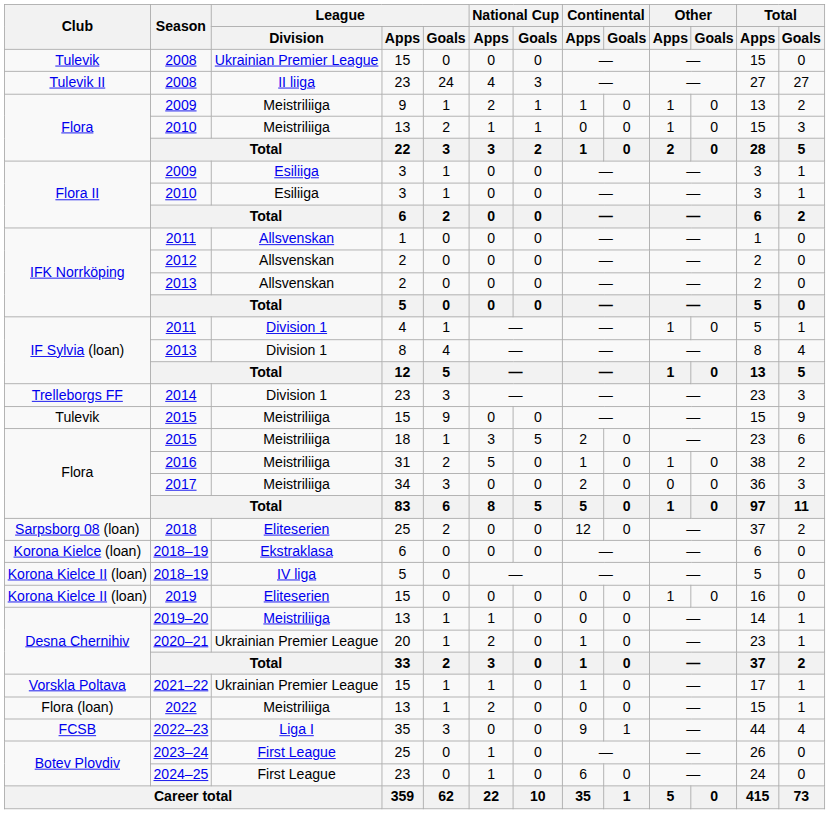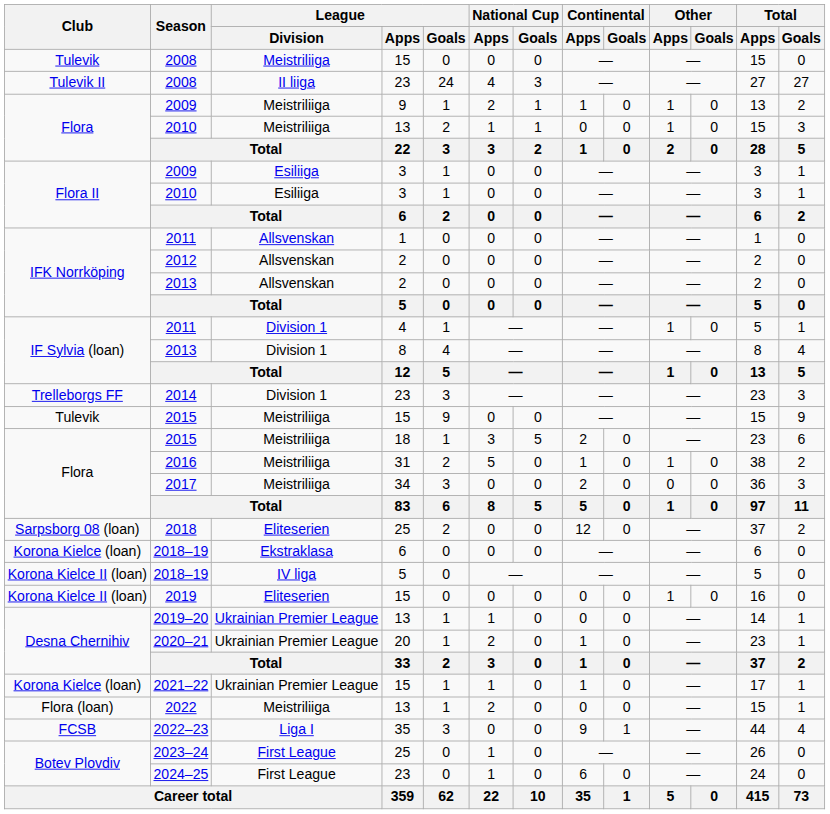(297, 60) Ukrainian Premier League -> (297, 60) Meistriliiga
(297, 618) Meistriliiga -> (297, 618) Ukrainian Premier League
(77, 685) Vorskla Poltava -> (77, 685) Korona Kielce (loan)
